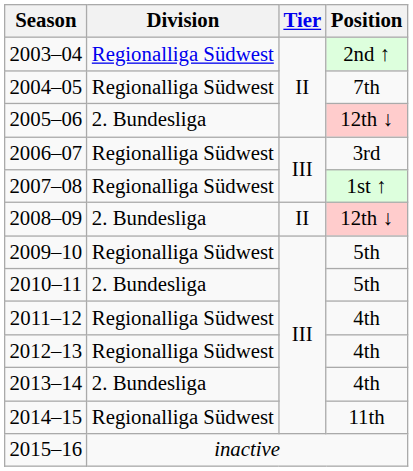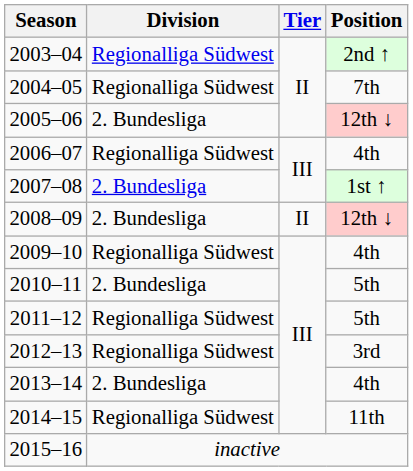(367, 152) 3rd -> (367, 152) 4th
(183, 185) Regionalliga Südwest -> (149, 185) 2. Bundesliga
(367, 251) 5th -> (367, 251) 4th
(367, 317) 4th -> (367, 317) 5th
(367, 350) 4th -> (367, 350) 3rd
